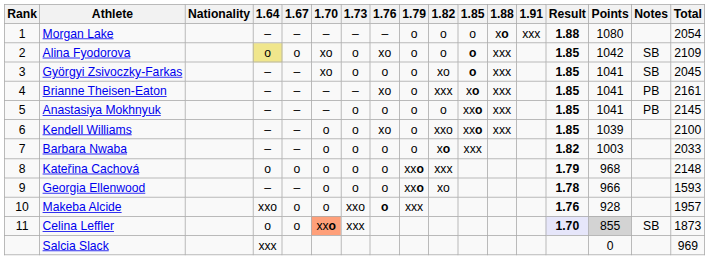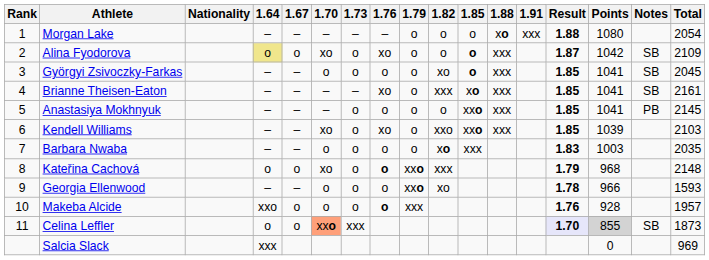(567, 53) 1.85 -> (567, 53) 1.87
(326, 72) xo -> (326, 72) o
(651, 91) PB -> (651, 91) SB
(326, 130) o -> (326, 130) xo
(688, 130) 2100 -> (688, 130) 2103
(567, 149) 1.82 -> (567, 149) 1.83
(688, 149) 2033 -> (688, 149) 2035
(326, 168) o -> (326, 168) xo
(385, 168) normal -> (385, 168) bold
(355, 207) xxo -> (355, 207) o
